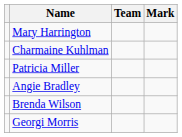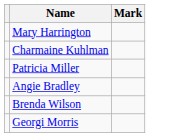- column: (127, 13)
